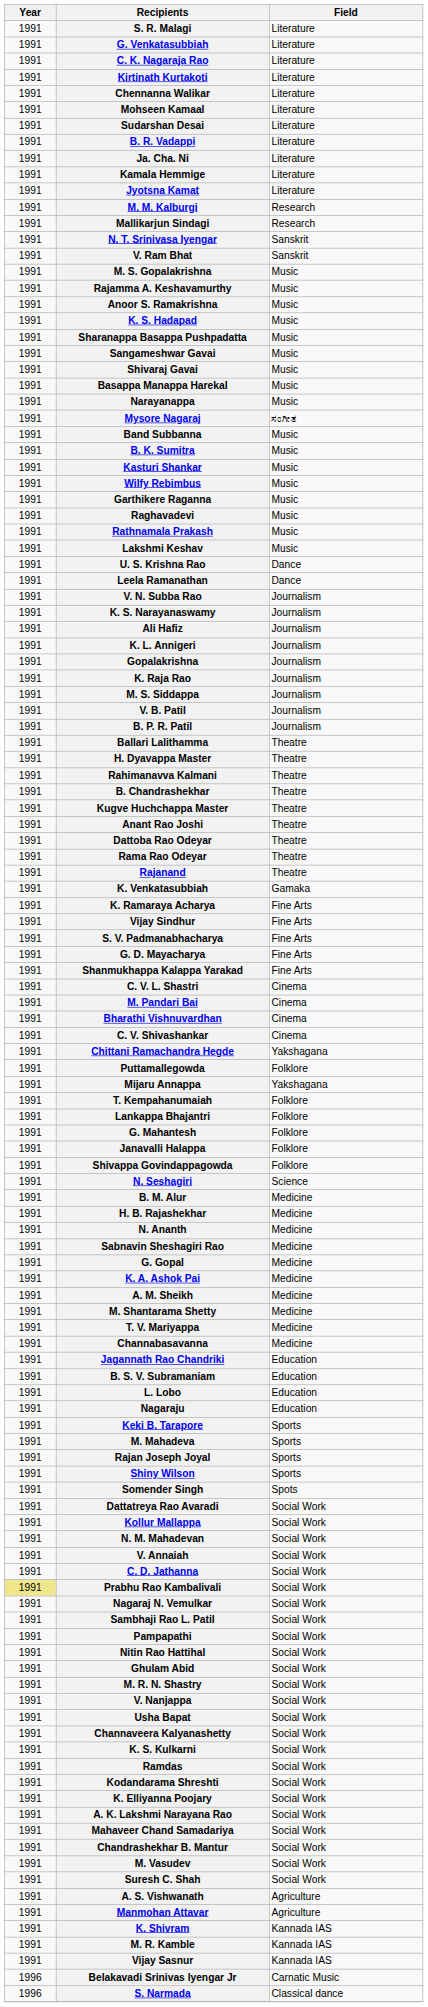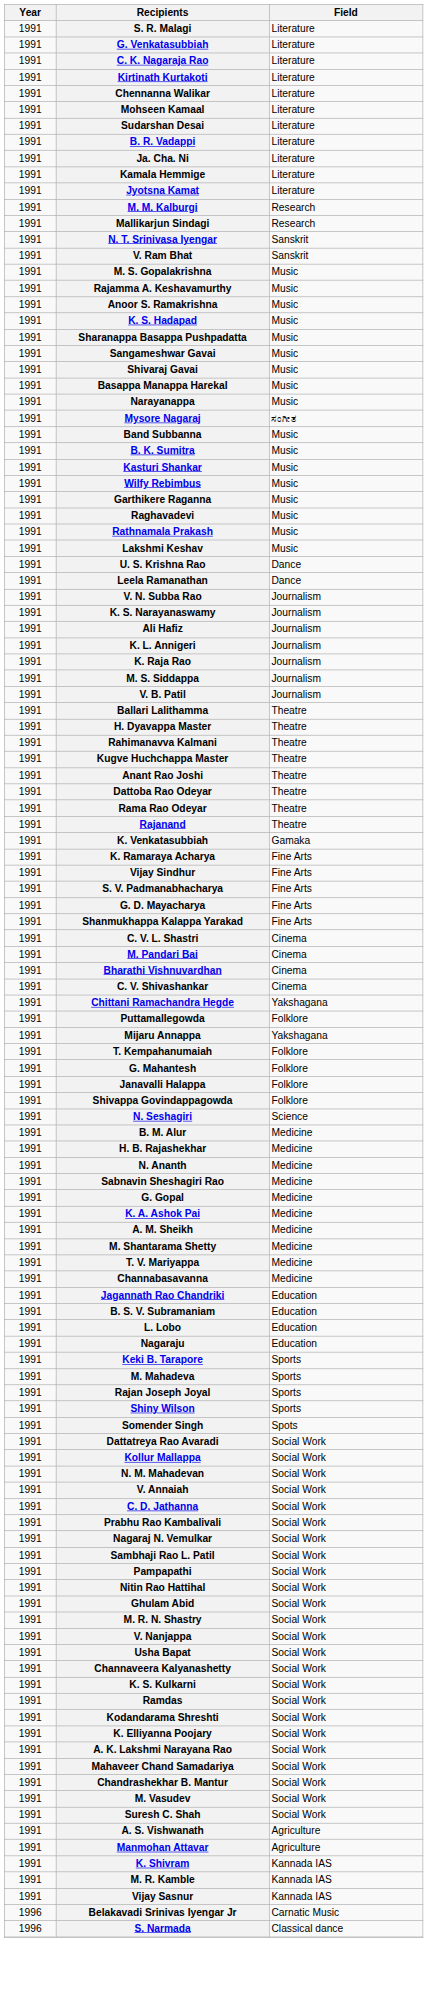- row: (163, 662)
- row: (163, 727)
- row: (163, 792)
- row: (163, 1116)
(30, 1587) khaki background -> (30, 1522) no background
